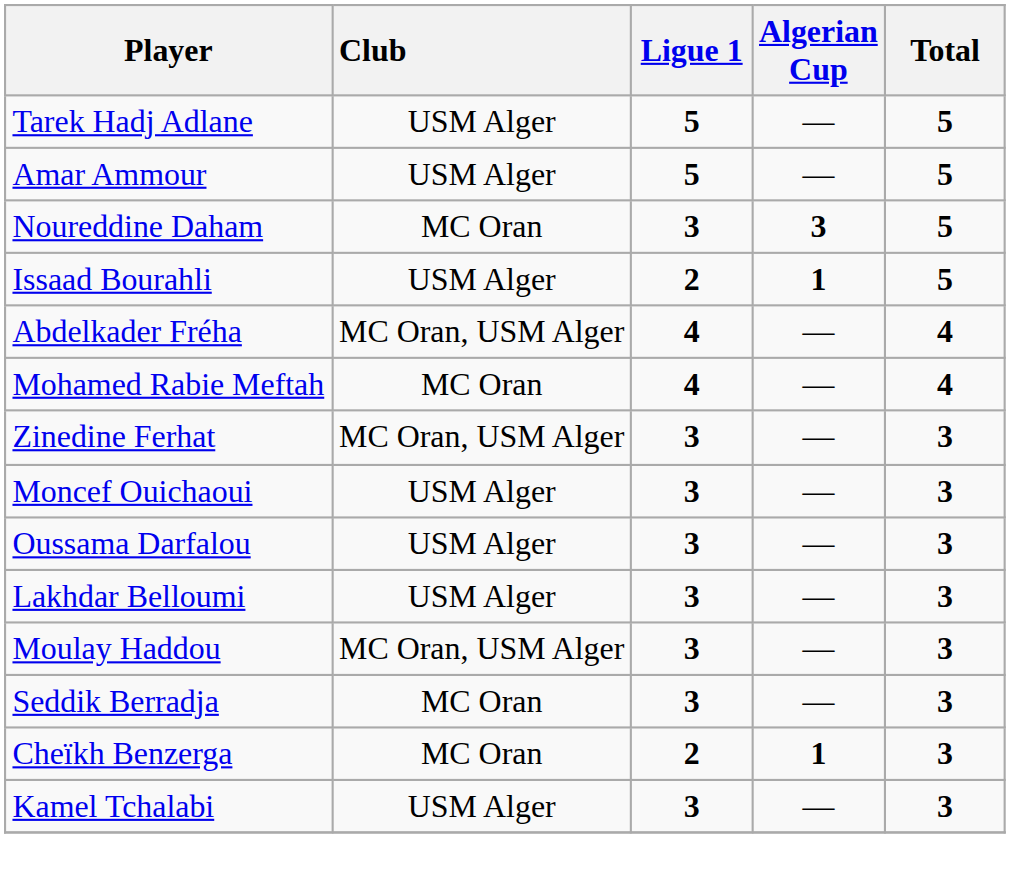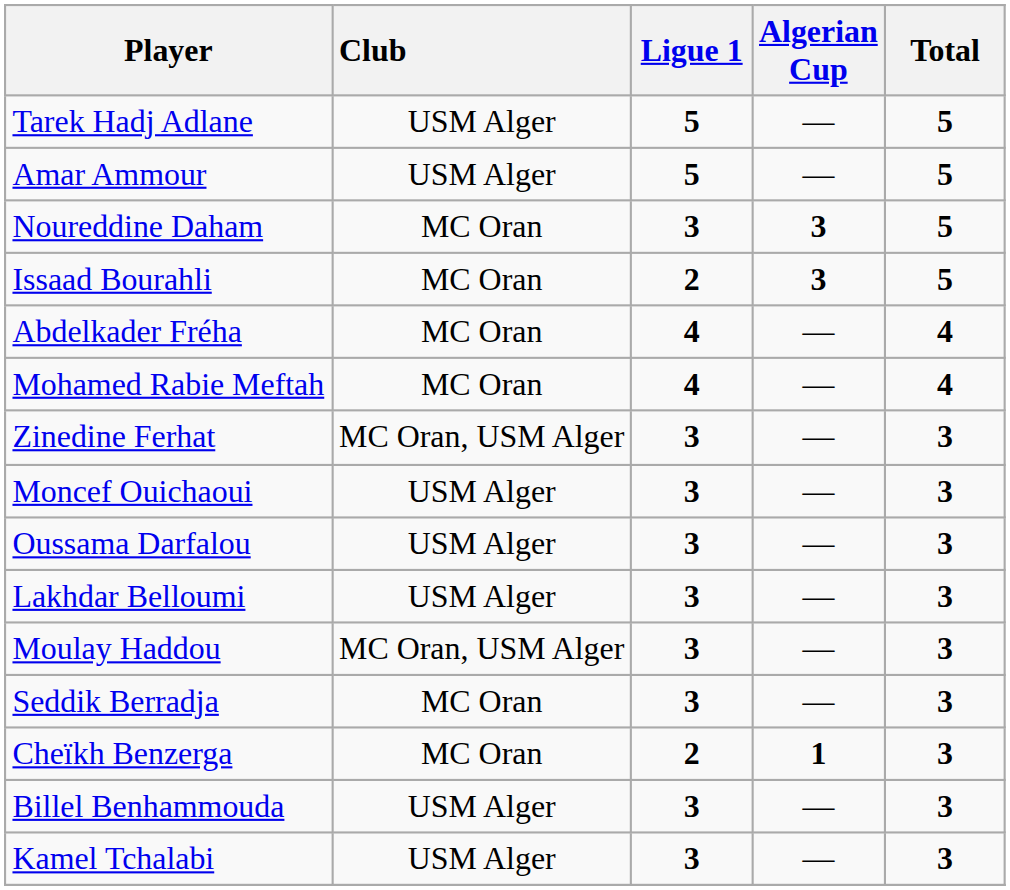(482, 279) USM Alger -> (482, 279) MC Oran
(818, 279) 1 -> (818, 279) 3
(482, 331) MC Oran, USM Alger -> (482, 331) MC Oran
+ row: (148, 805)
